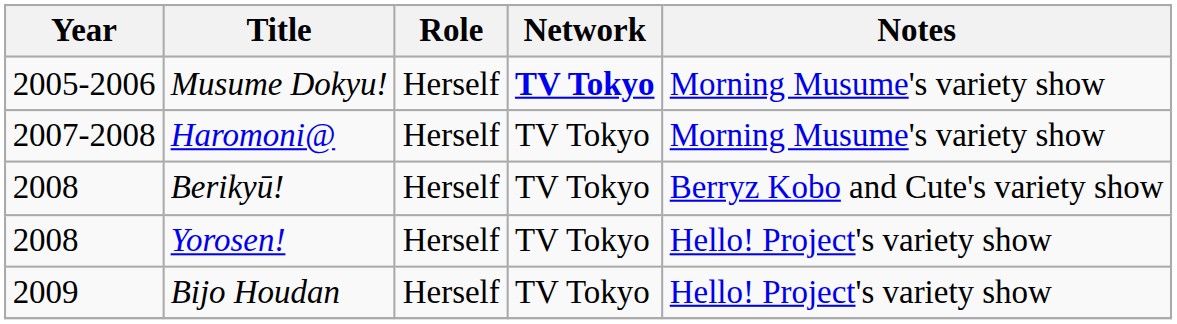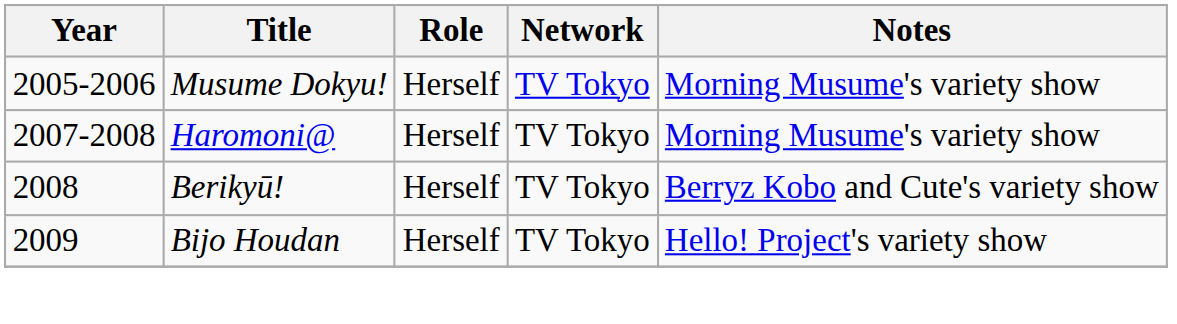(585, 82) bold -> (582, 82) normal
- row: (228, 239)
